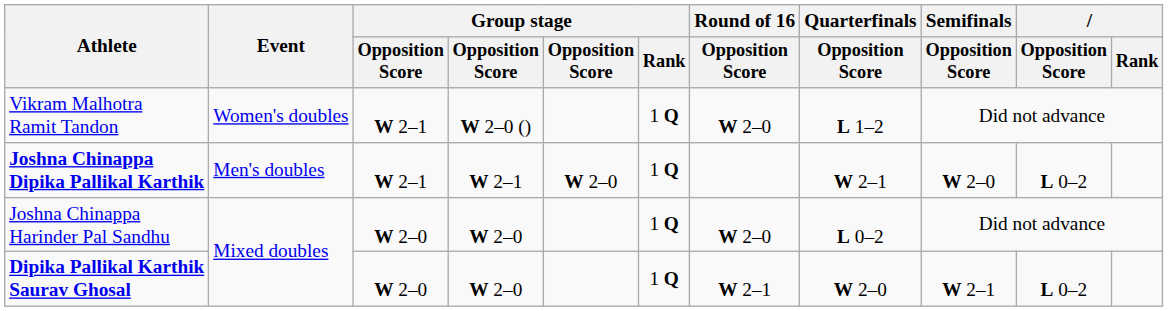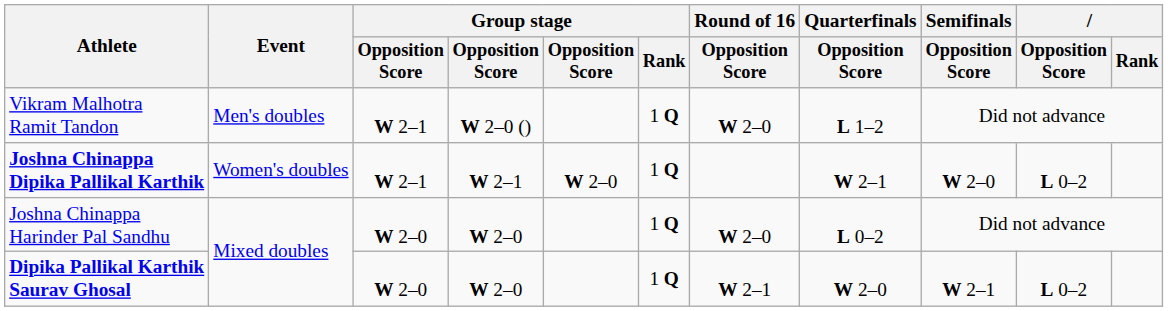(281, 115) Women's doubles -> (269, 115) Men's doubles
(269, 170) Men's doubles -> (281, 170) Women's doubles
